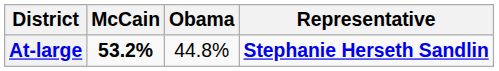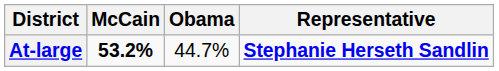(202, 50) 44.8% -> (202, 50) 44.7%
